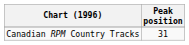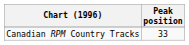(163, 34) 31 -> (163, 34) 33
